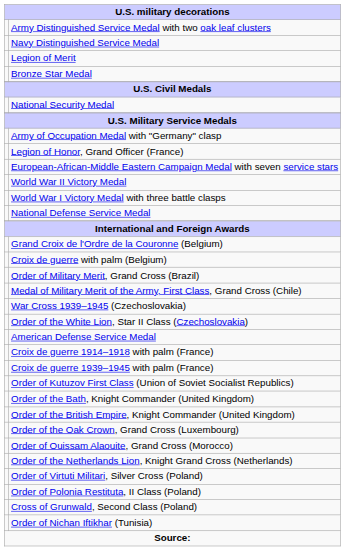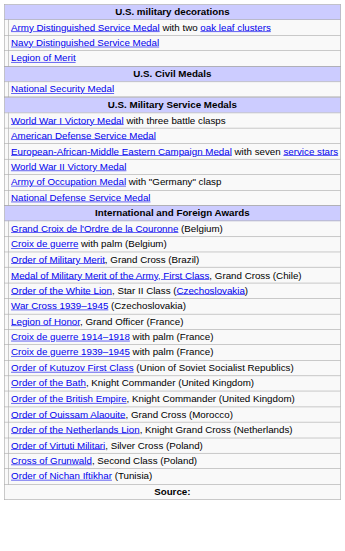- row: (51, 74)
rows swapped: (118, 197) <-> (116, 136)
rows swapped: (83, 337) <-> (97, 151)
rows swapped: (130, 321) <-> (98, 306)
- row: (125, 430)
- row: (106, 492)
